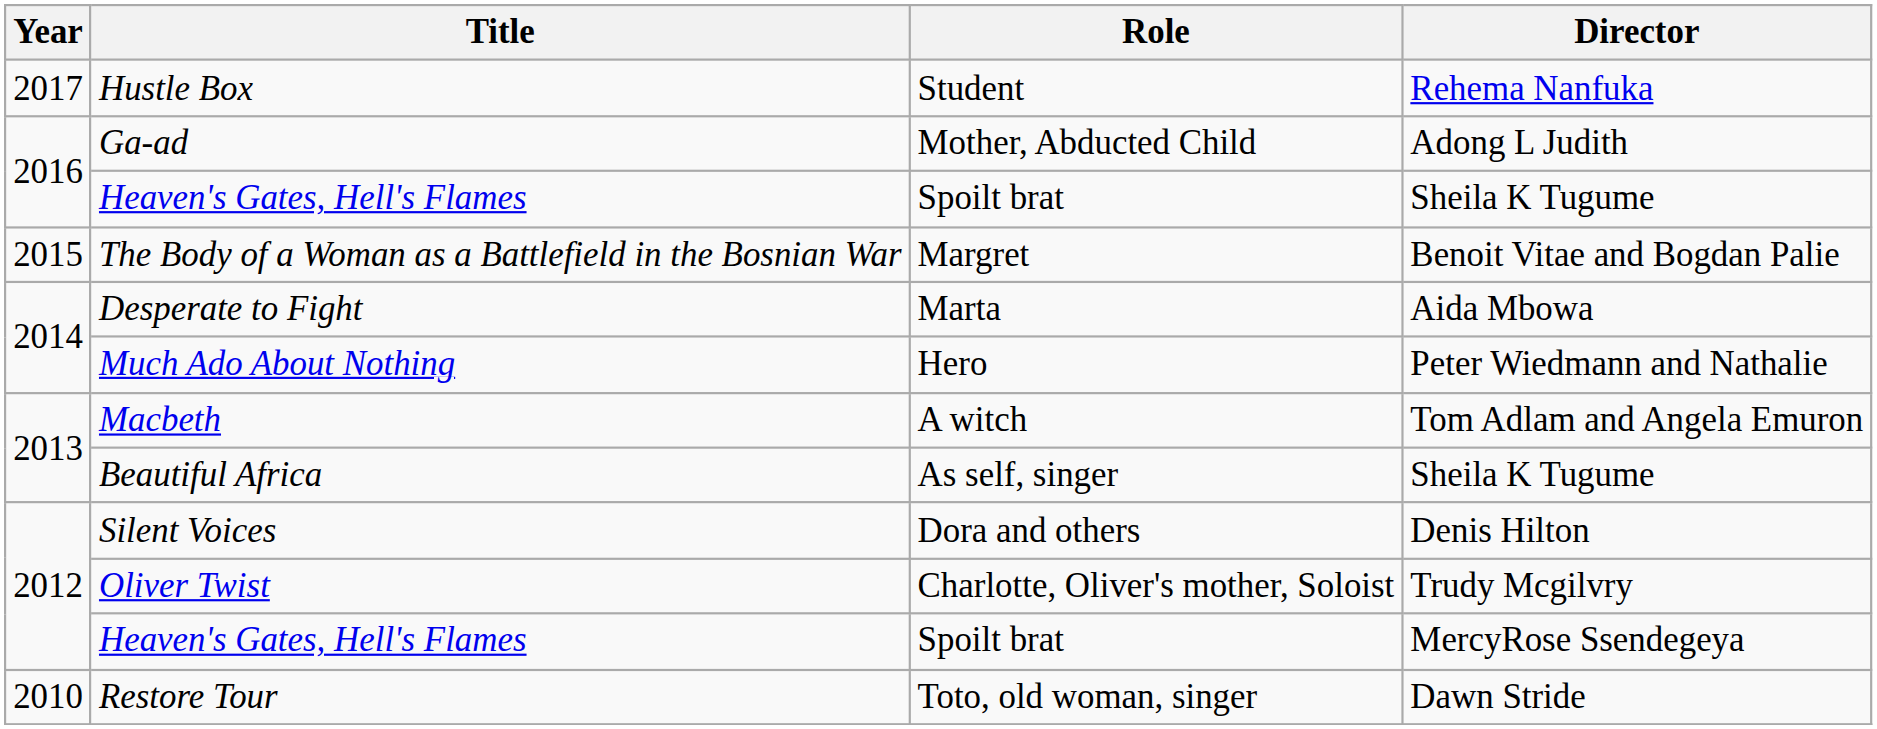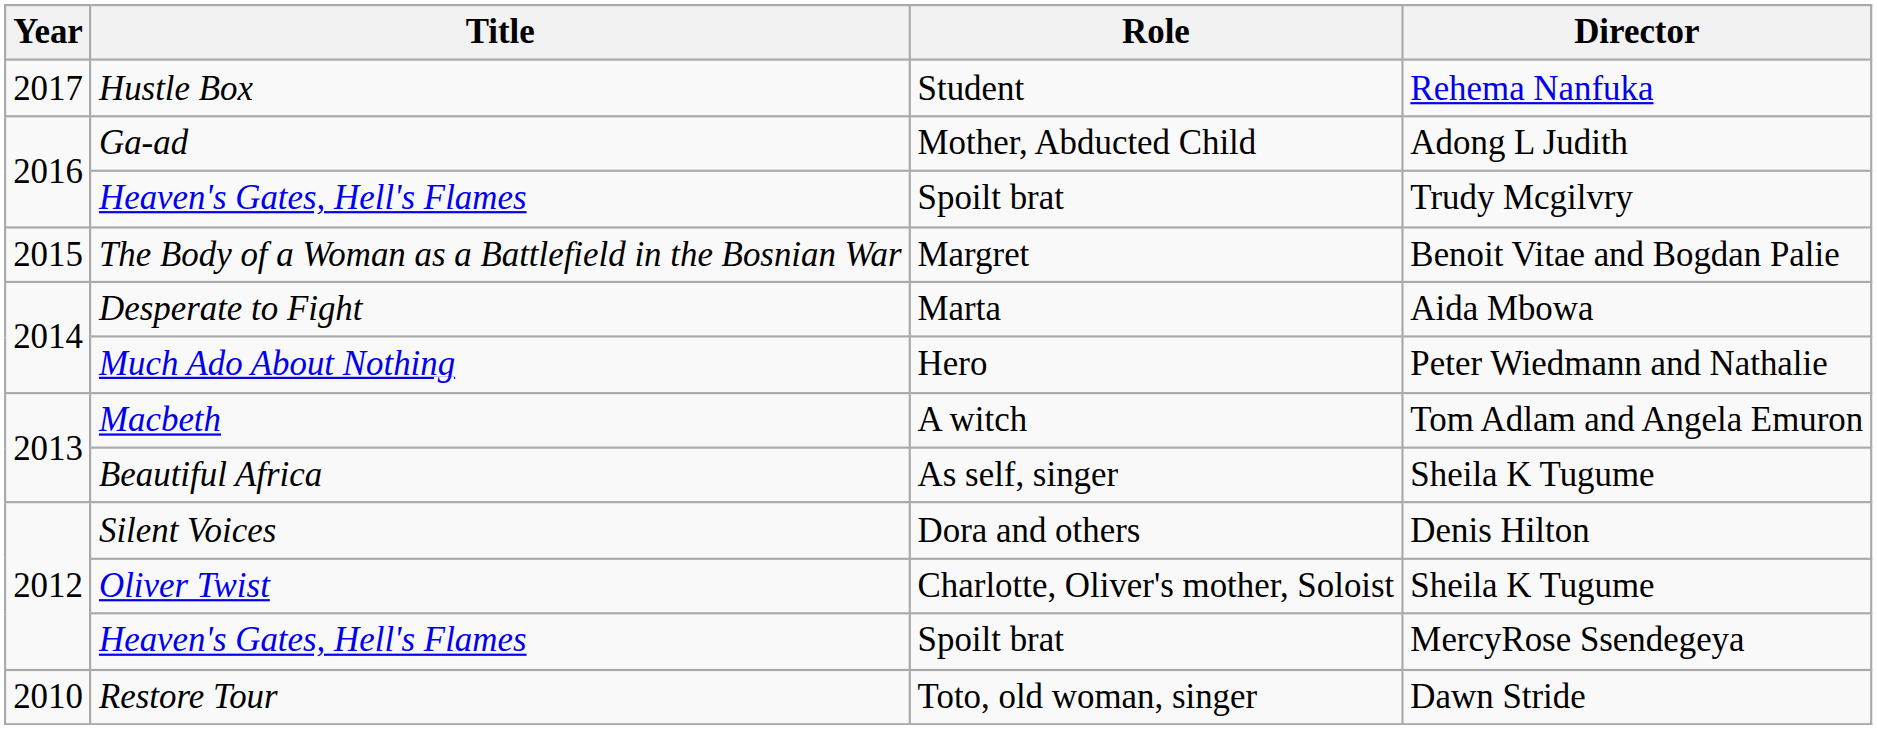(1532, 198) Sheila K Tugume -> (1522, 198) Trudy Mcgilvry
(1522, 585) Trudy Mcgilvry -> (1532, 585) Sheila K Tugume
